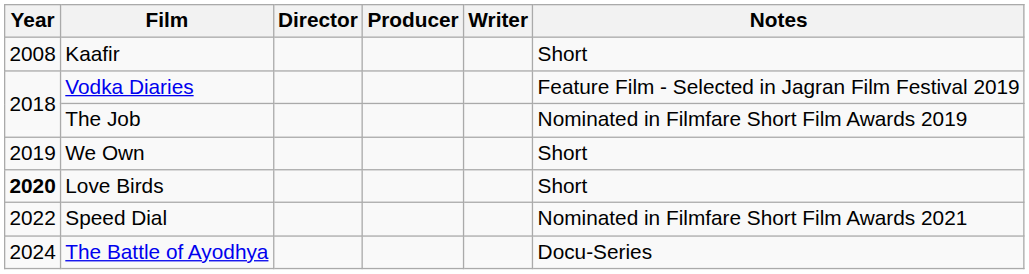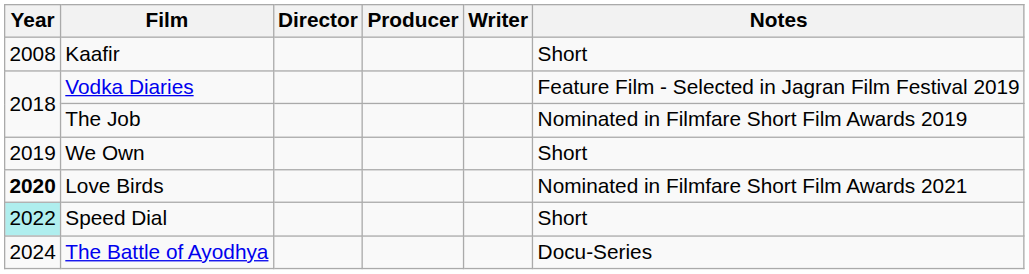(562, 185) Short -> (752, 185) Nominated in Filmfare Short Film Awards 2021
(33, 218) no background -> (33, 218) paleturquoise background
(752, 218) Nominated in Filmfare Short Film Awards 2021 -> (562, 218) Short
